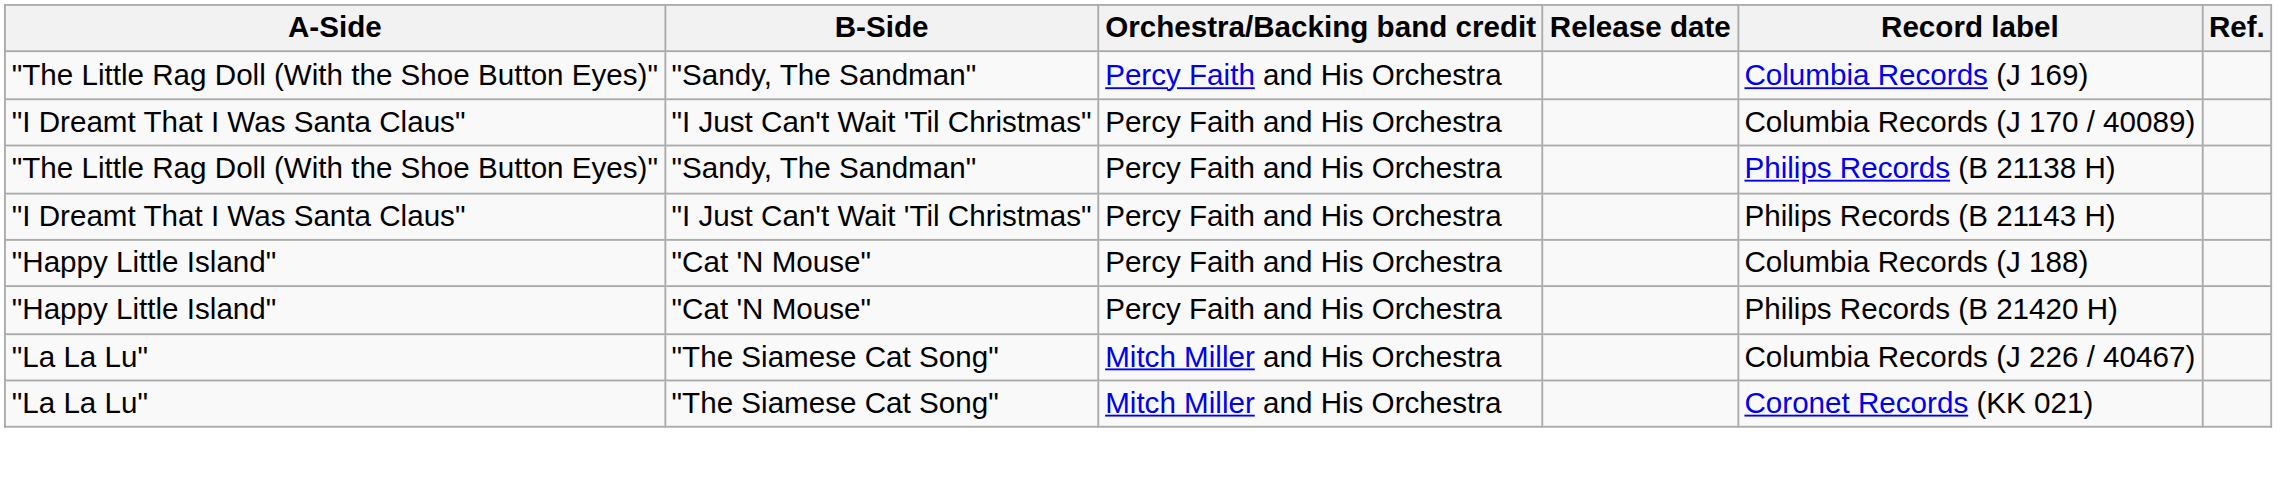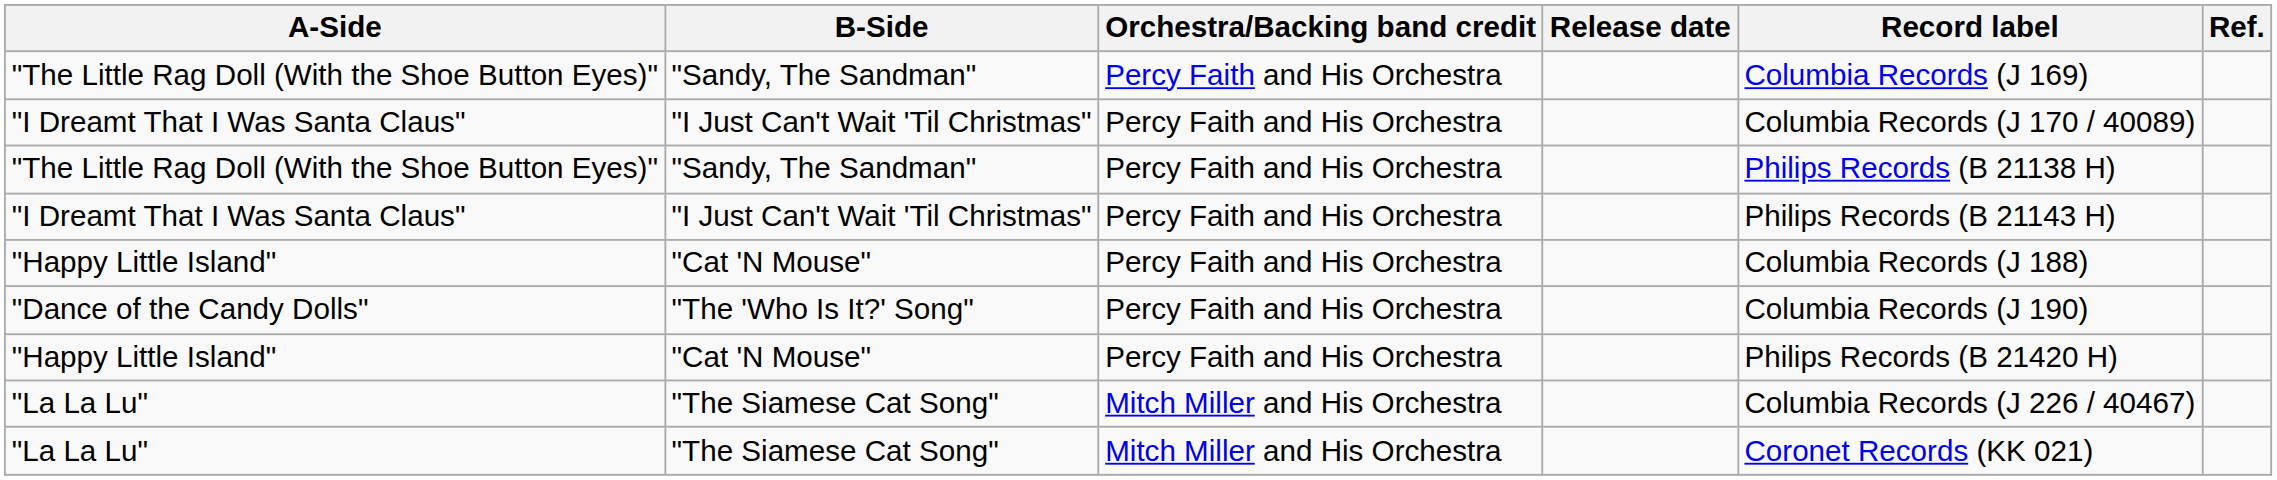+ row: (190, 309)
